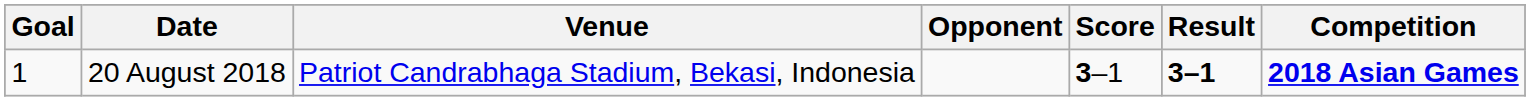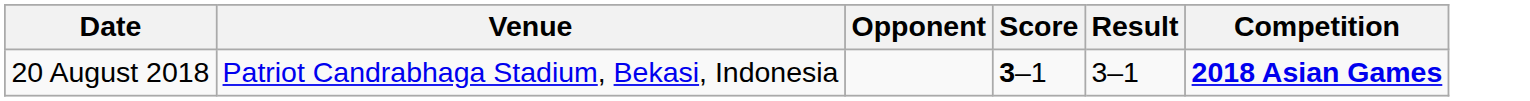- column: (43, 27)
(1192, 72) bold -> (1115, 72) normal
